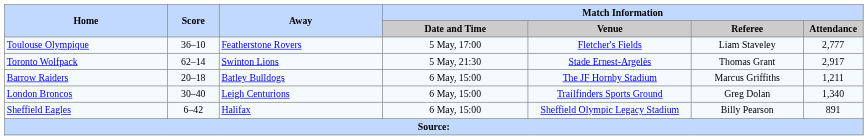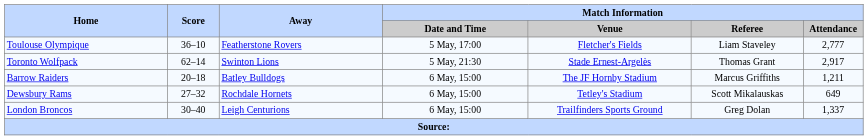+ row: (39, 94)
(833, 94) 1,340 -> (833, 110) 1,337
- row: (39, 110)
